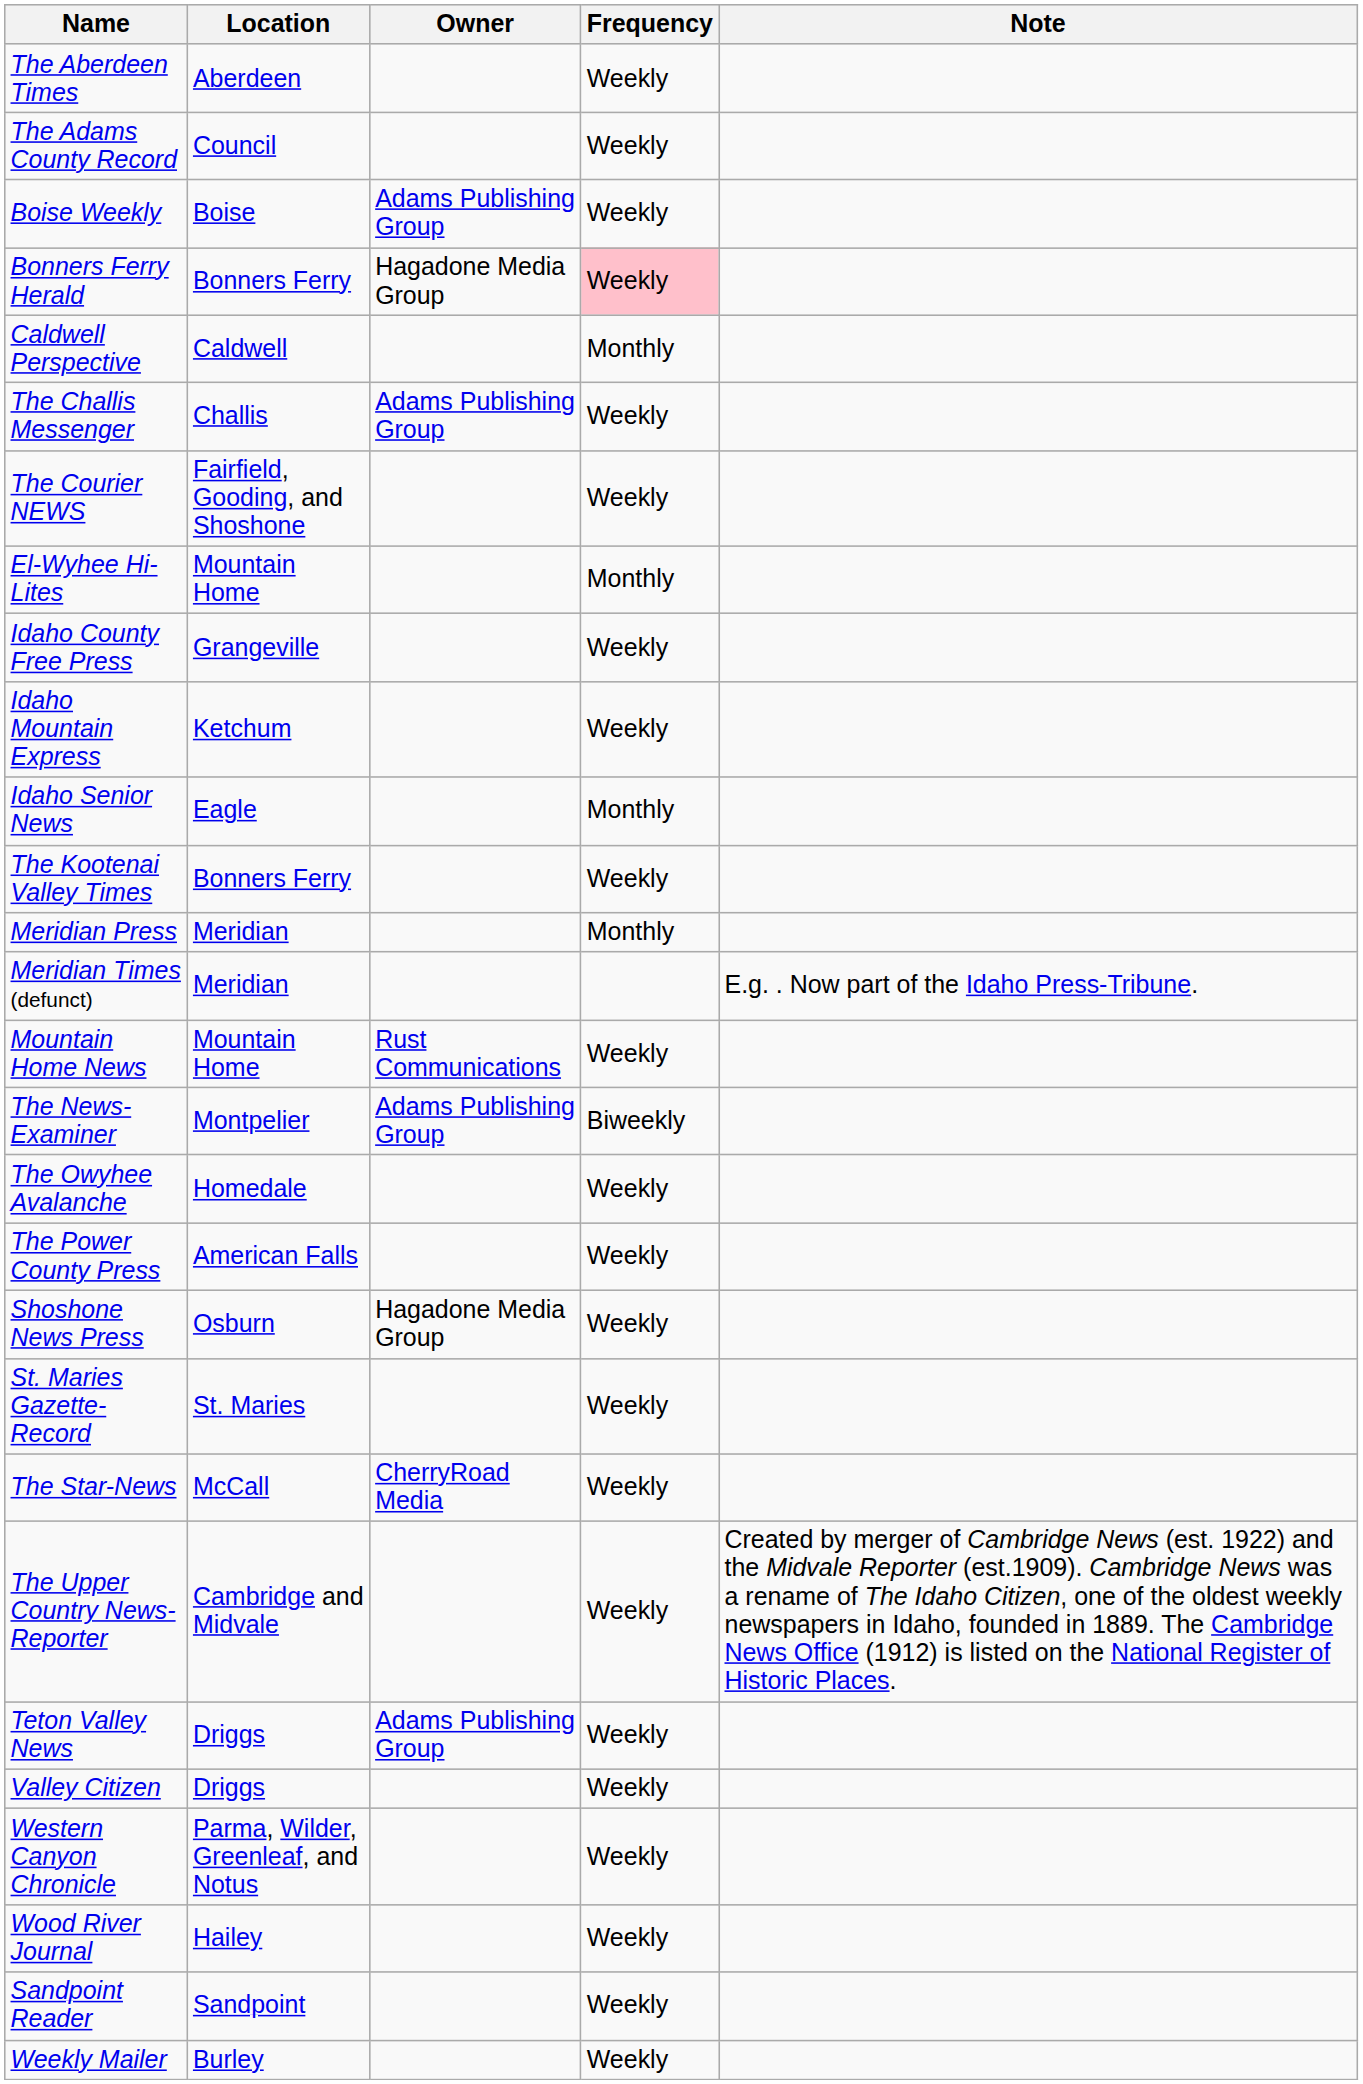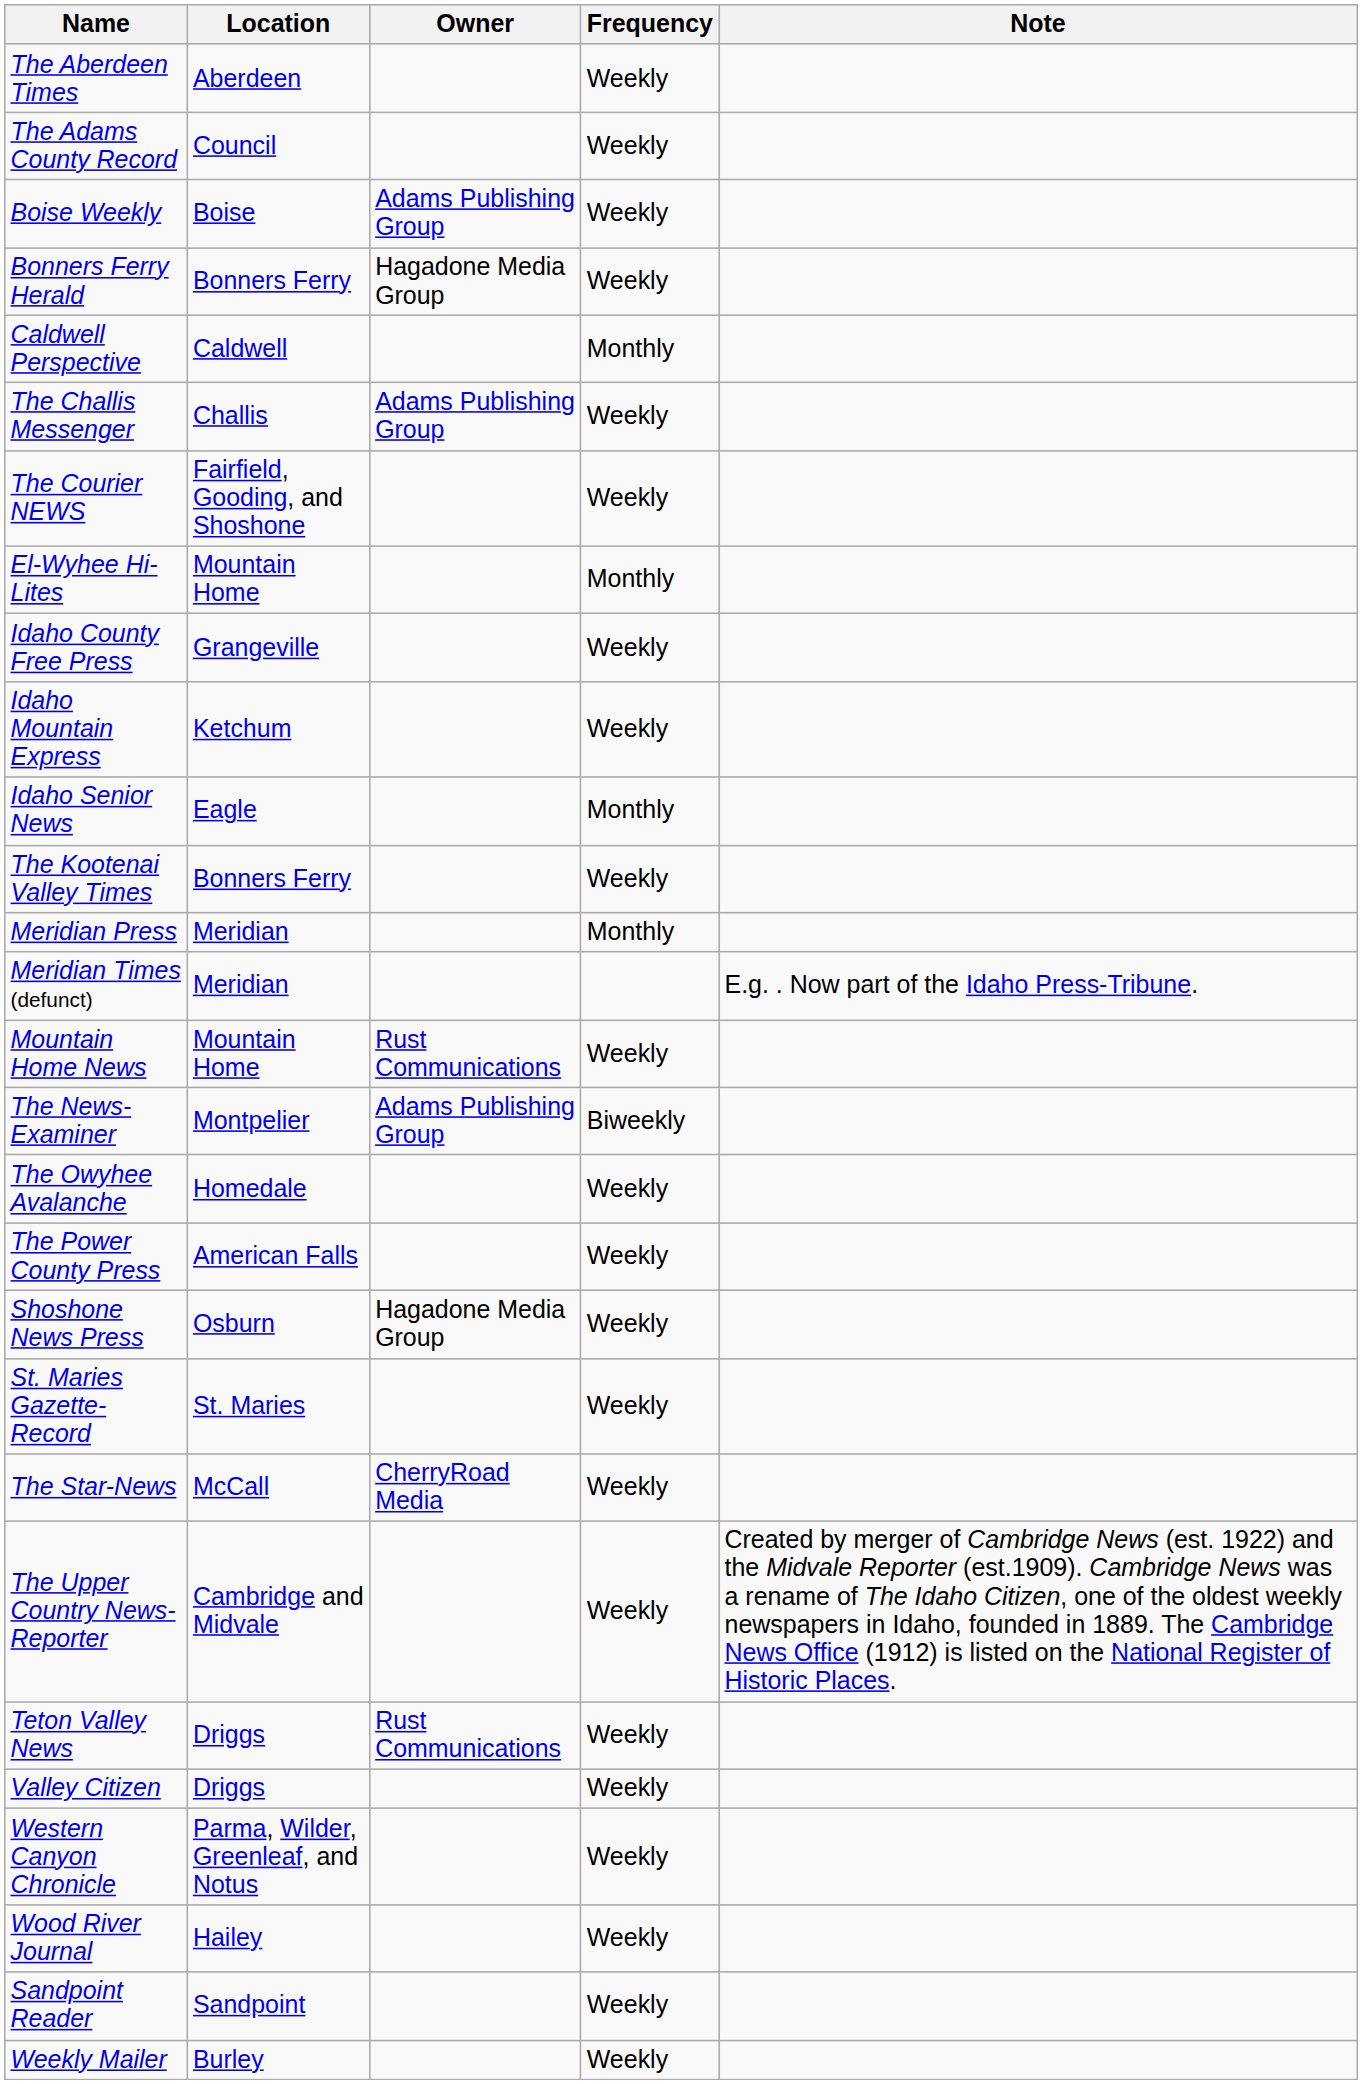(627, 280) pink background -> (627, 280) no background
(475, 1735) Adams Publishing Group -> (468, 1735) Rust Communications
